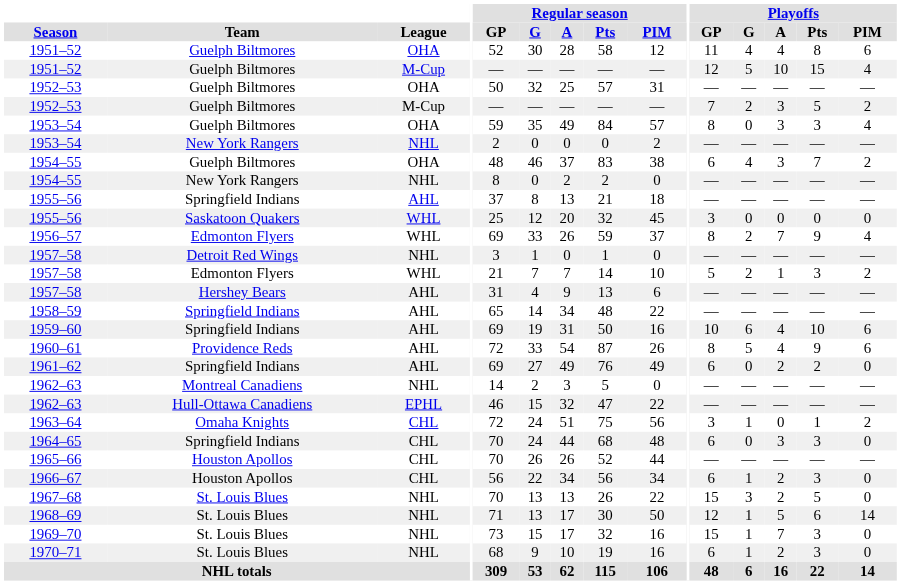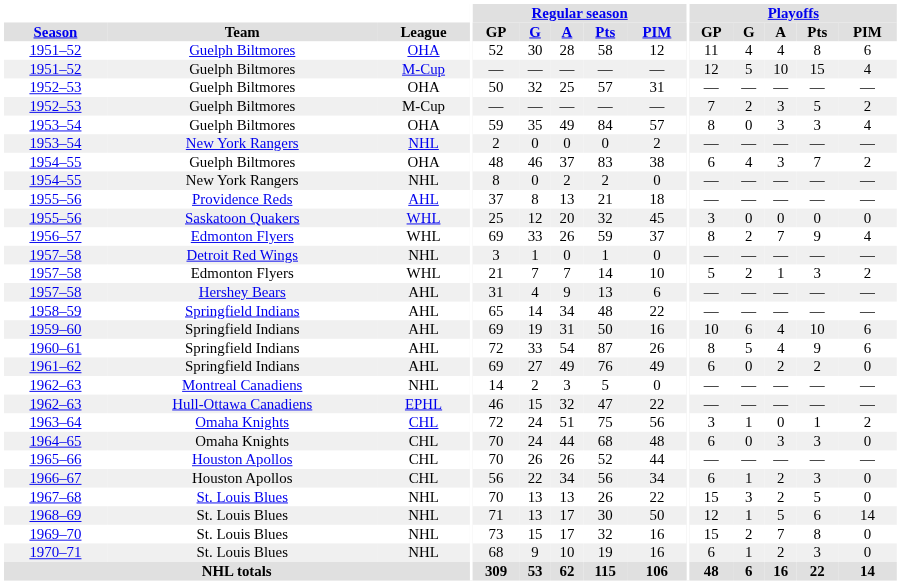(242, 199) Springfield Indians -> (242, 199) Providence Reds
(242, 348) Providence Reds -> (242, 348) Springfield Indians
(242, 441) Springfield Indians -> (242, 441) Omaha Knights
(749, 534) 1 -> (749, 534) 2
(817, 534) 3 -> (817, 534) 8
